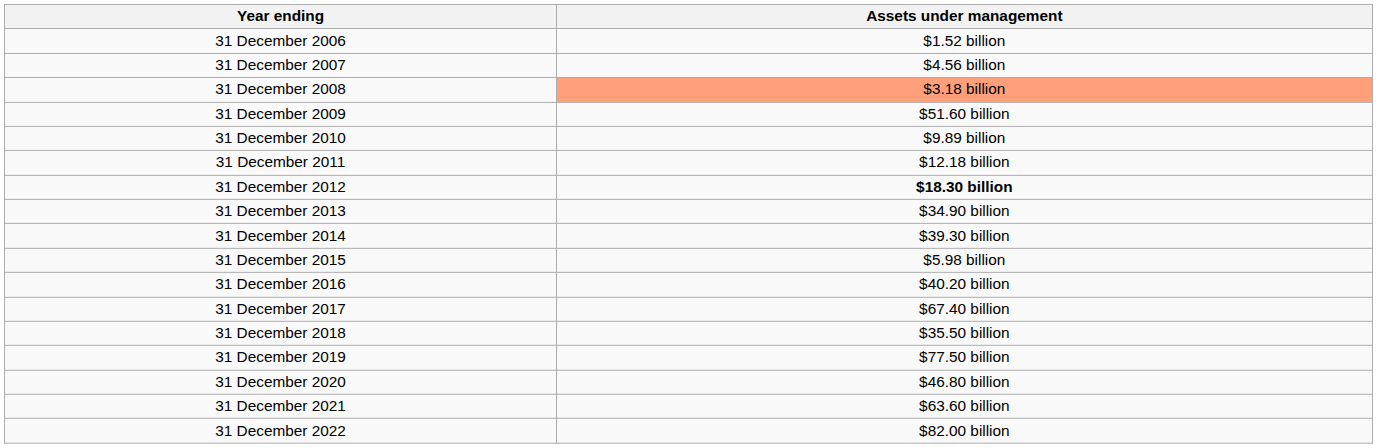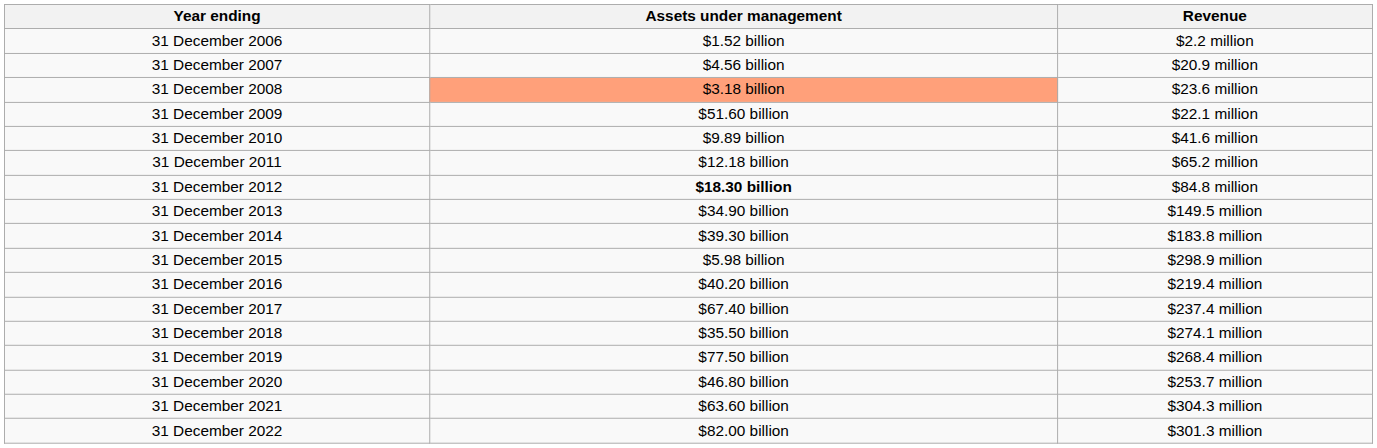+ column: (1215, 16)
